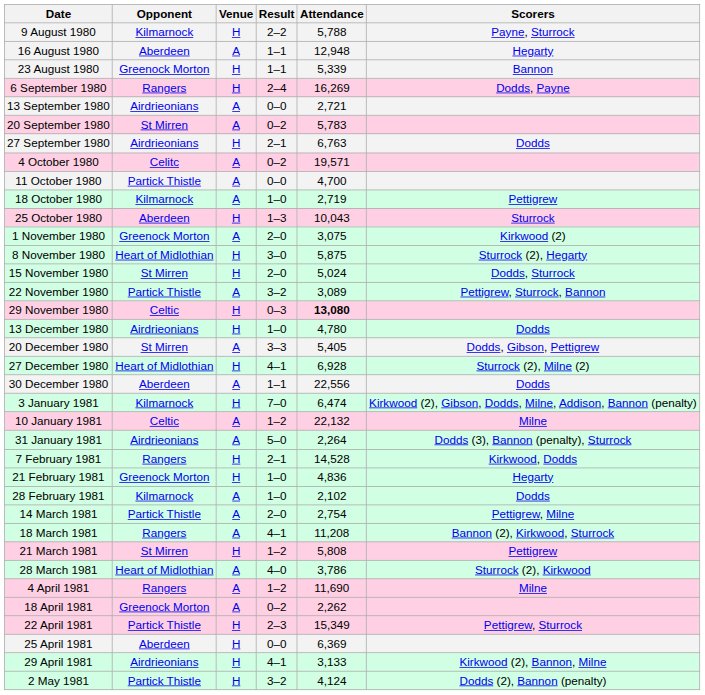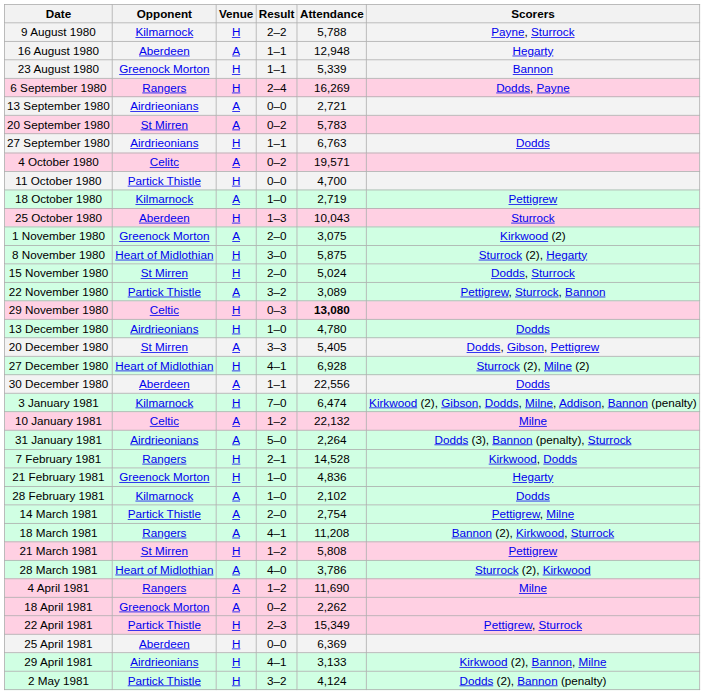(277, 144) 2–1 -> (277, 144) 1–1
(236, 181) A -> (236, 181) H
